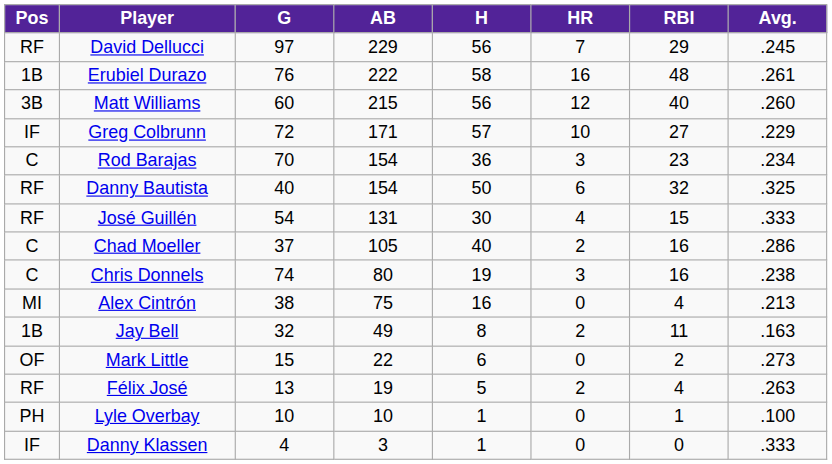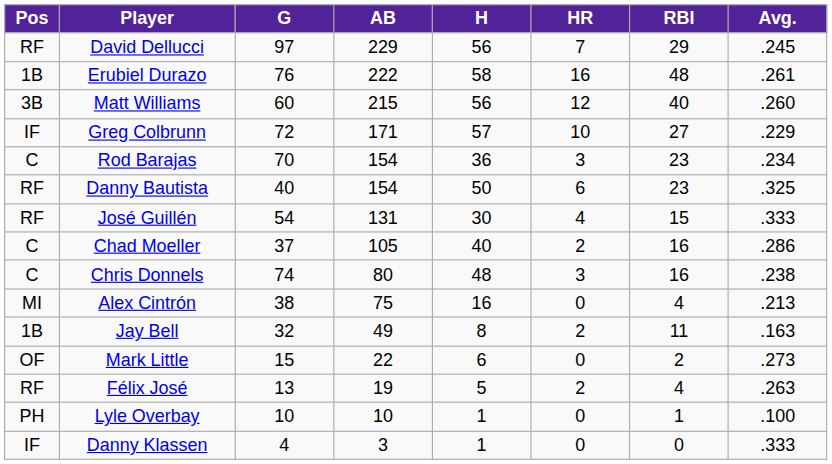(679, 189) 32 -> (679, 189) 23
(482, 274) 19 -> (482, 274) 48
